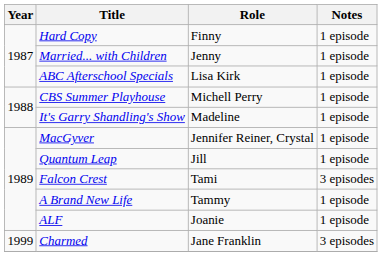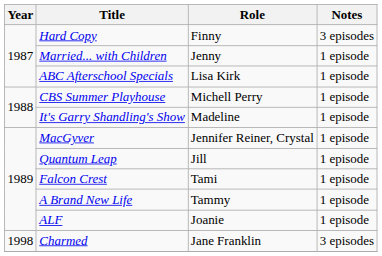(344, 35) 1 episode -> (347, 35) 3 episodes
(347, 179) 3 episodes -> (344, 179) 1 episode
(20, 240) 1999 -> (20, 240) 1998
